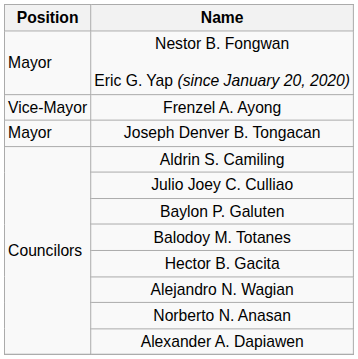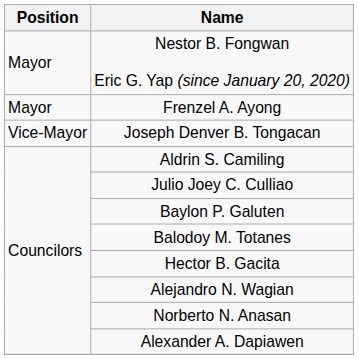(48, 107) Vice-Mayor -> (30, 107) Mayor
(30, 133) Mayor -> (48, 133) Vice-Mayor
